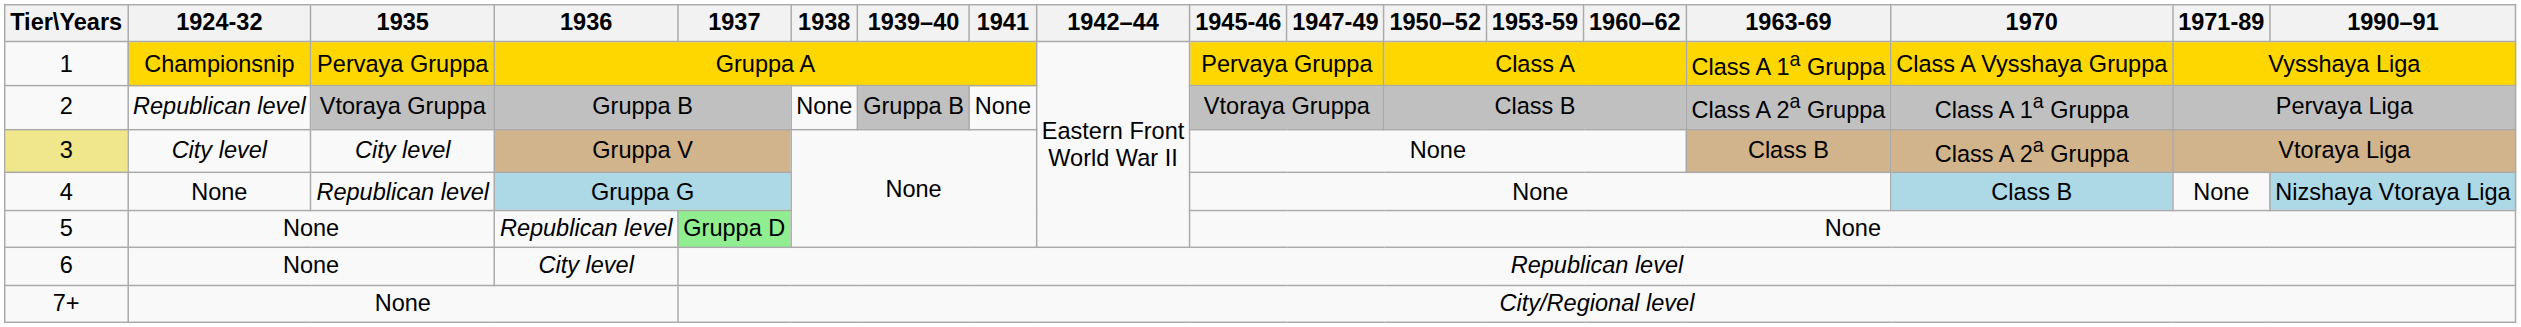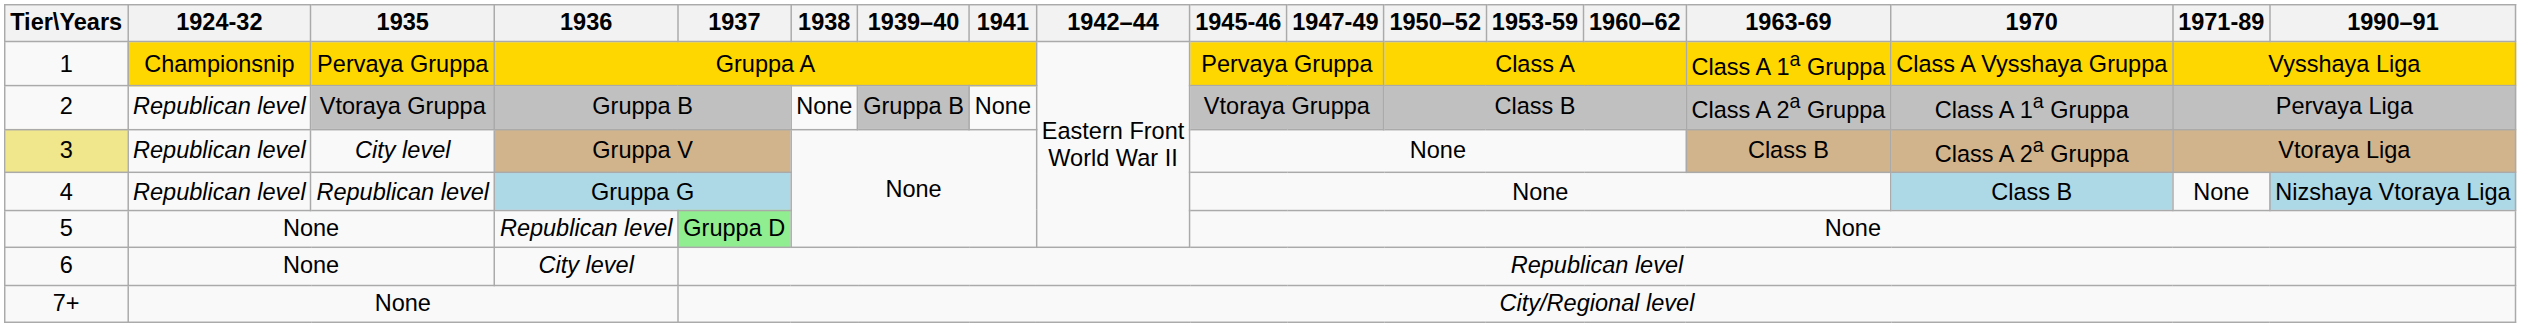(219, 150) City level -> (219, 150) Republican level
(219, 191) None -> (219, 191) Republican level
